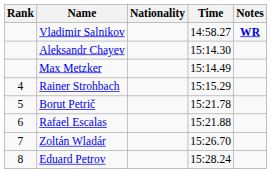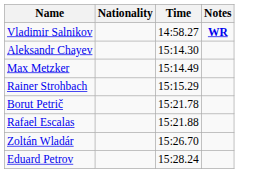- column: (20, 13)
